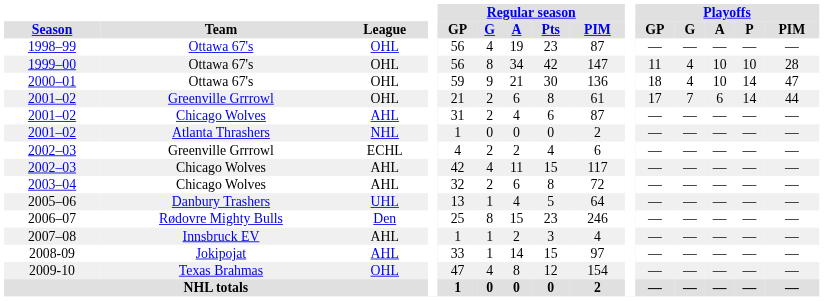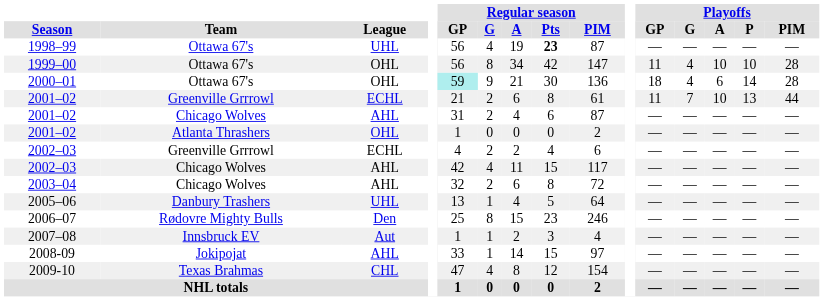(385, 47) OHL -> (385, 47) UHL
(551, 47) normal -> (551, 47) bold
(458, 81) no background -> (458, 81) paleturquoise background
(720, 81) 10 -> (720, 81) 6
(792, 81) 47 -> (792, 81) 28
(385, 98) OHL -> (385, 98) ECHL
(655, 98) 17 -> (655, 98) 11
(720, 98) 6 -> (720, 98) 10
(749, 98) 14 -> (749, 98) 13
(385, 133) NHL -> (385, 133) OHL
(385, 236) AHL -> (385, 236) Aut
(385, 270) OHL -> (385, 270) CHL
